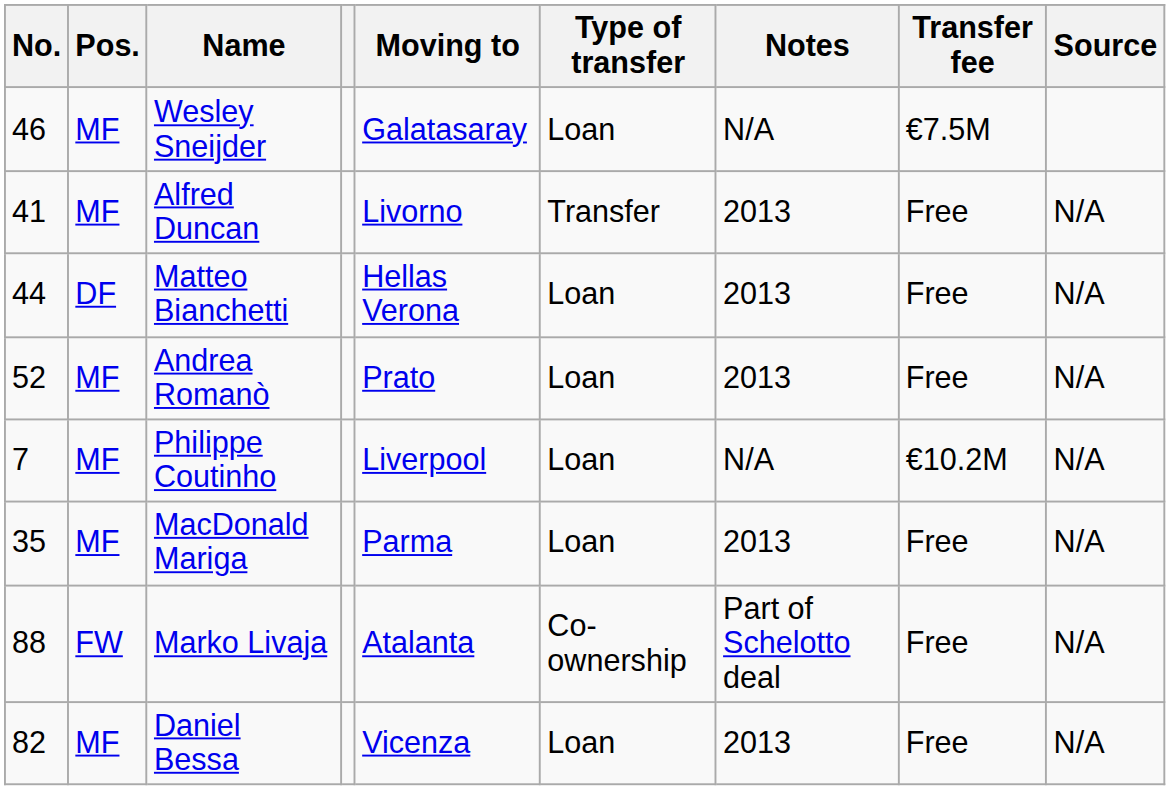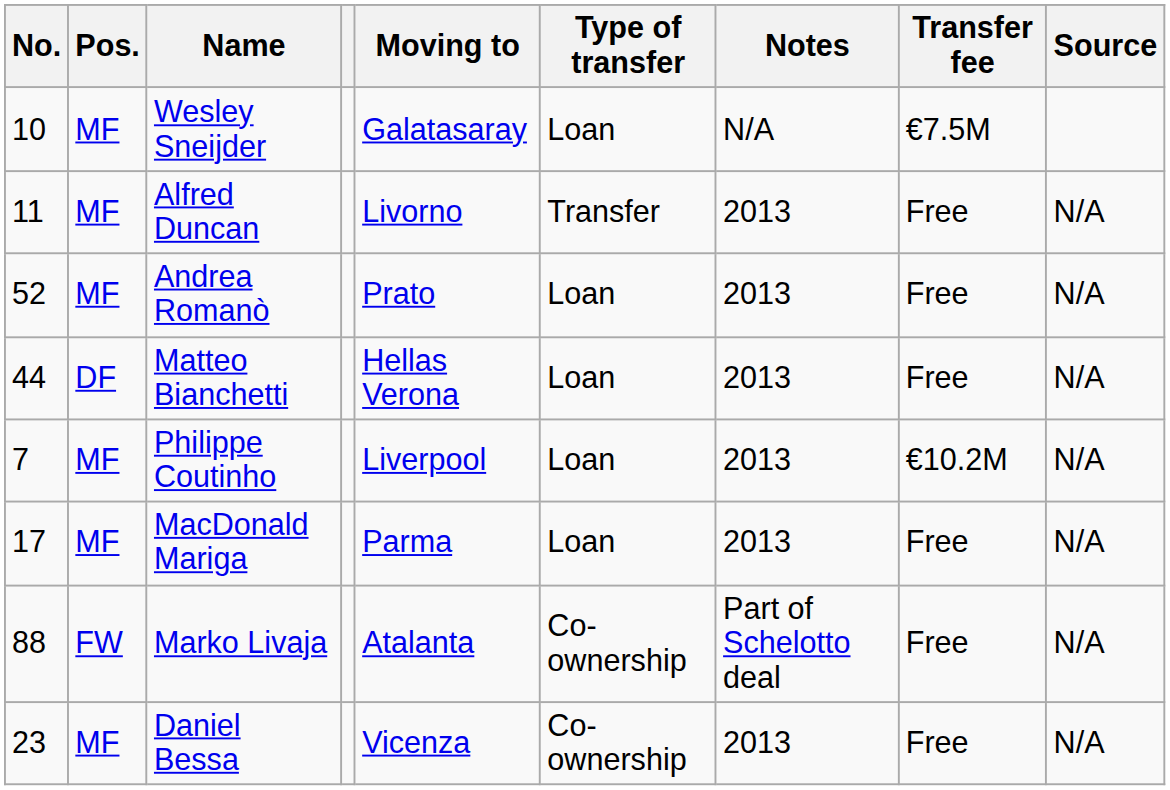(29, 128) 46 -> (29, 128) 10
(29, 211) 41 -> (28, 211) 11
rows swapped: (221, 294) <-> (212, 377)
(749, 460) N/A -> (757, 460) 2013
(29, 543) 35 -> (29, 543) 17
(29, 743) 82 -> (29, 743) 23
(581, 743) Loan -> (617, 743) Co-ownership
